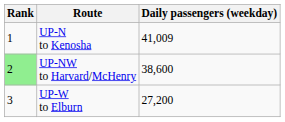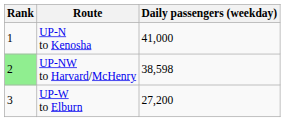(157, 38) 41,009 -> (157, 38) 41,000
(157, 69) 38,600 -> (157, 69) 38,598
